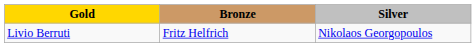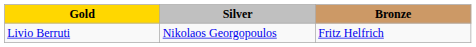columns swapped: (393, 14) <-> (238, 14)
